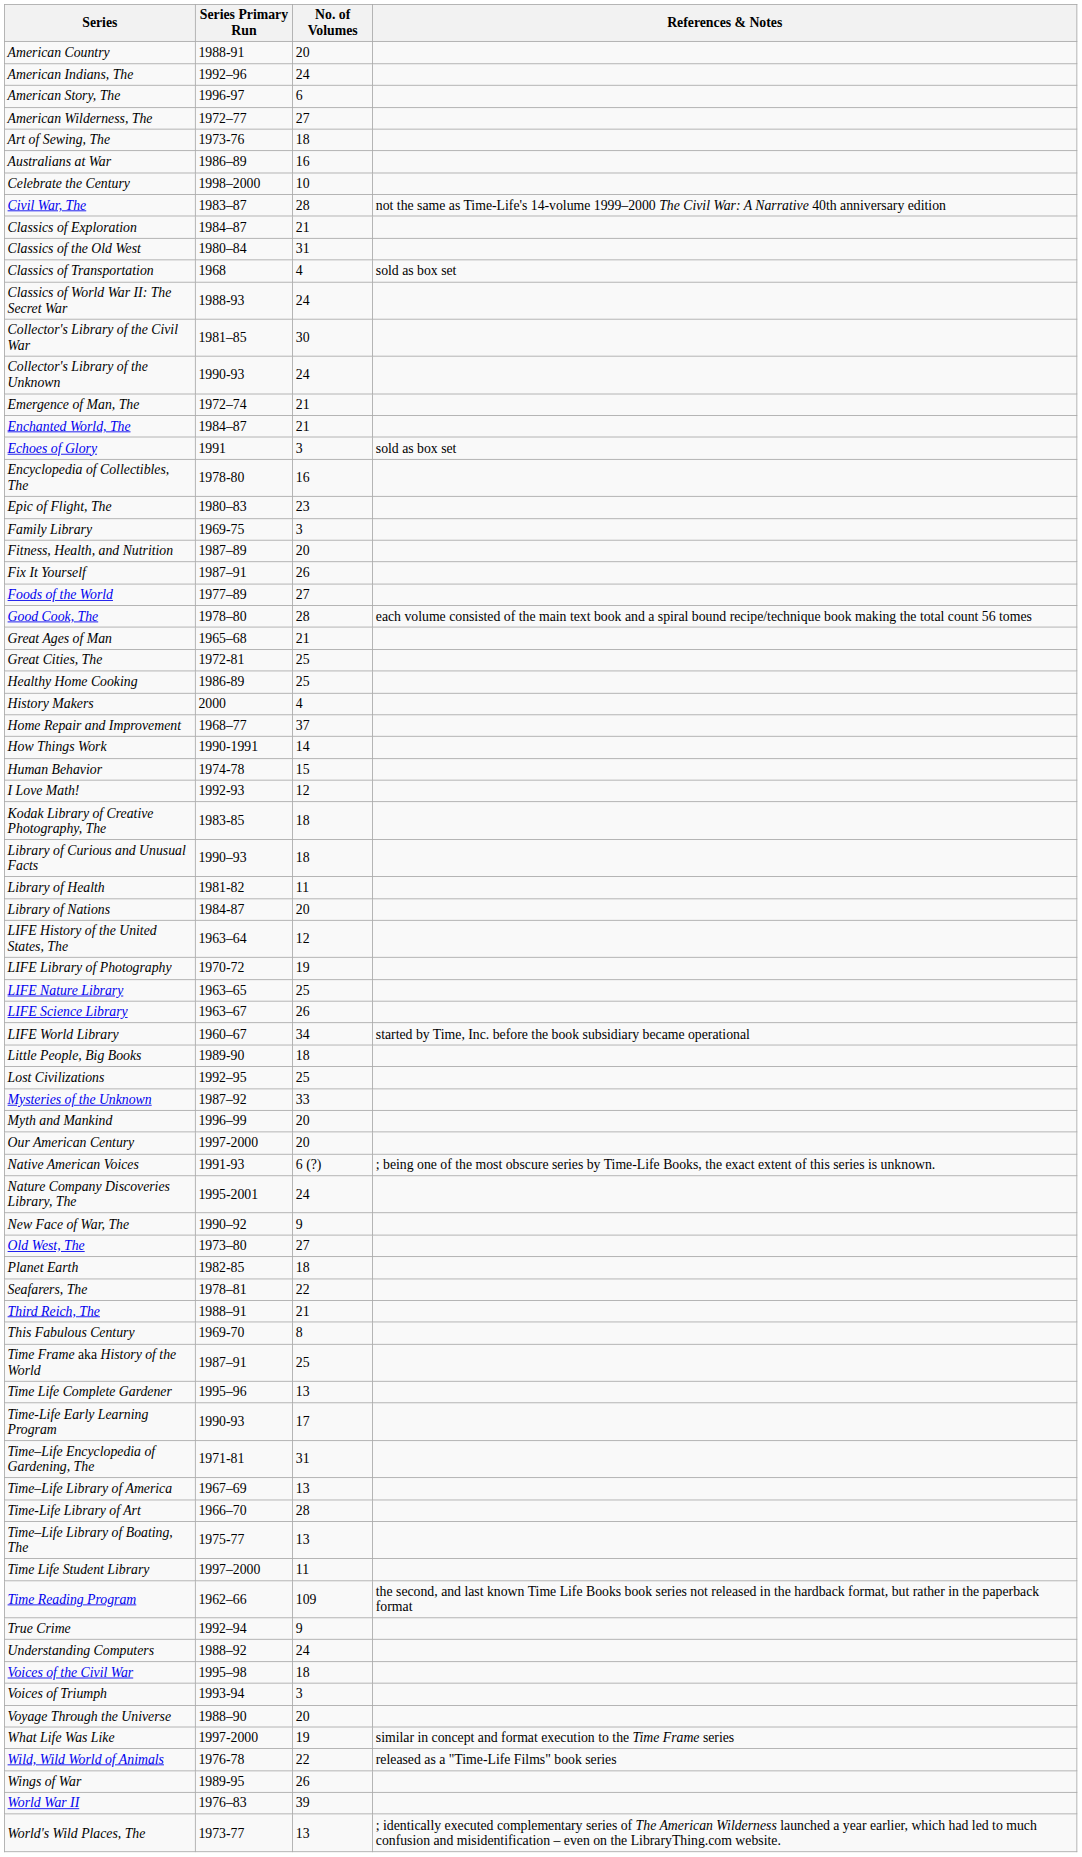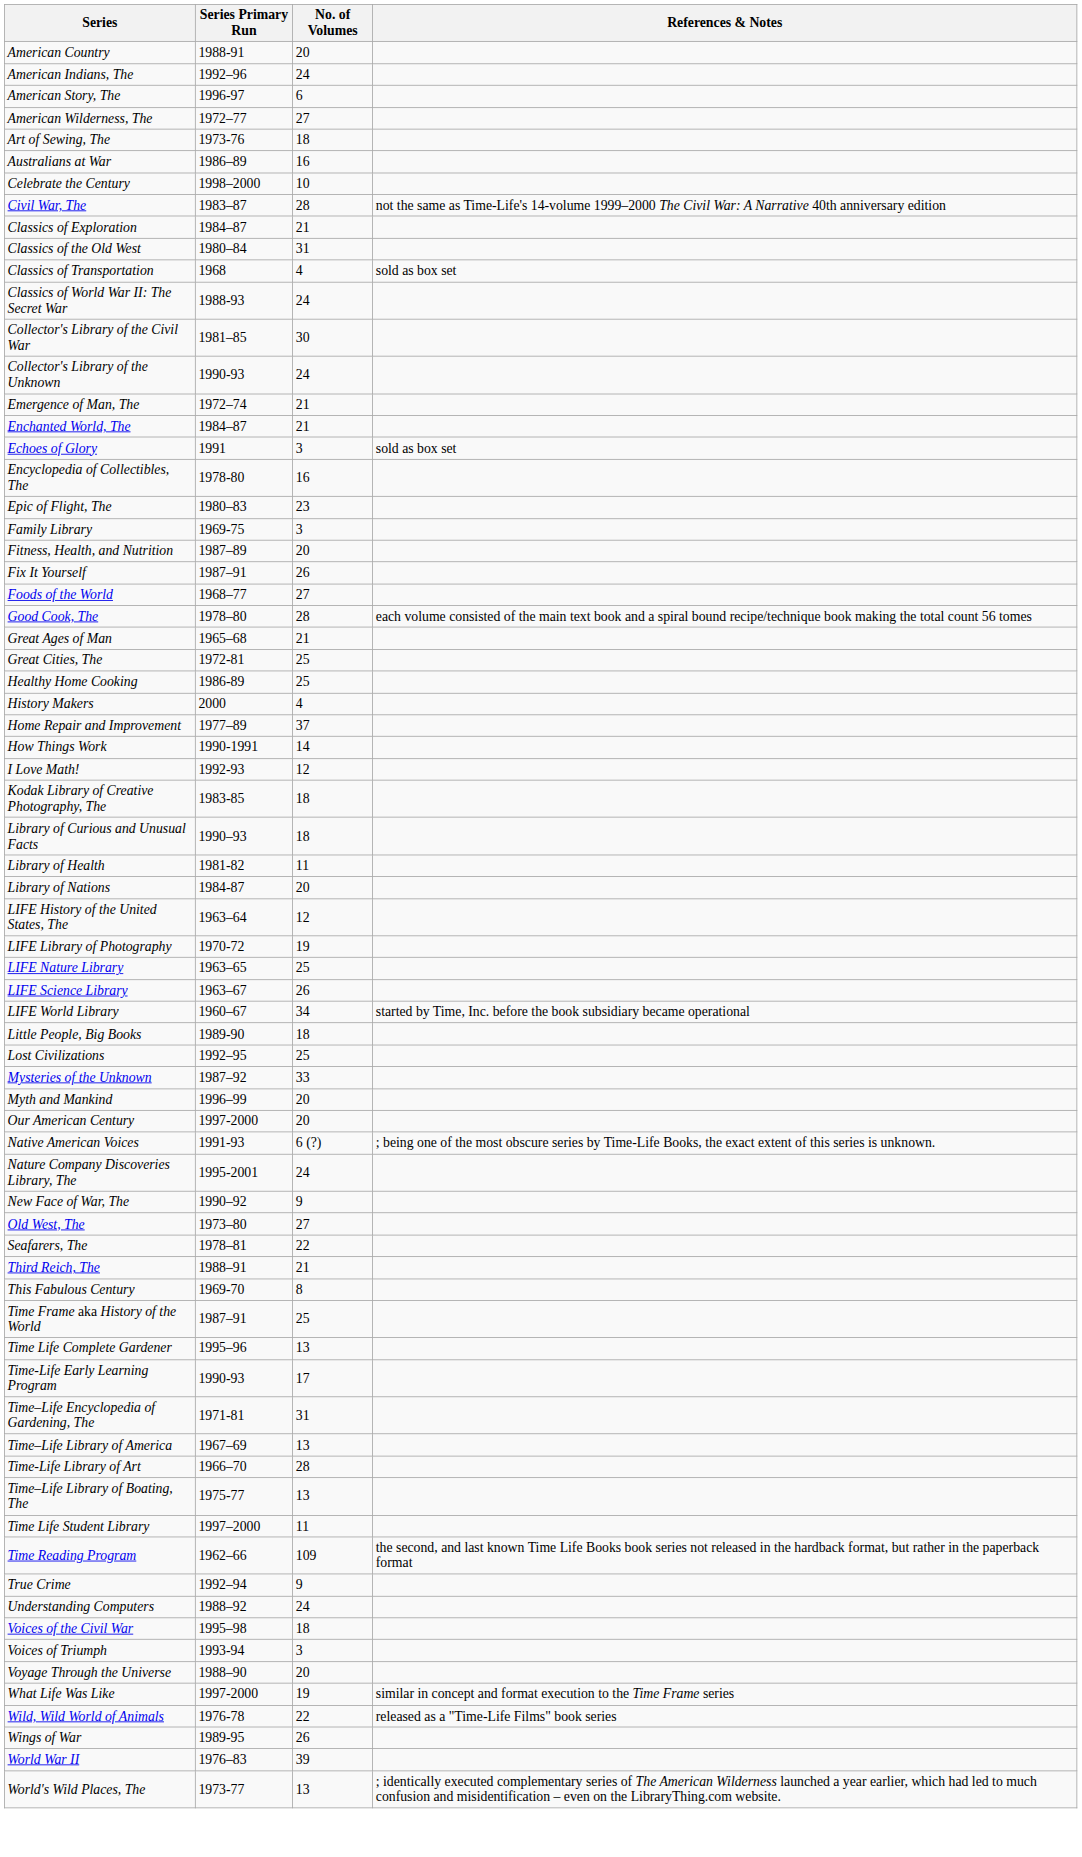(222, 594) 1977–89 -> (222, 594) 1968–77
(222, 725) 1968–77 -> (222, 725) 1977–89
- row: (55, 769)
- row: (43, 1267)
